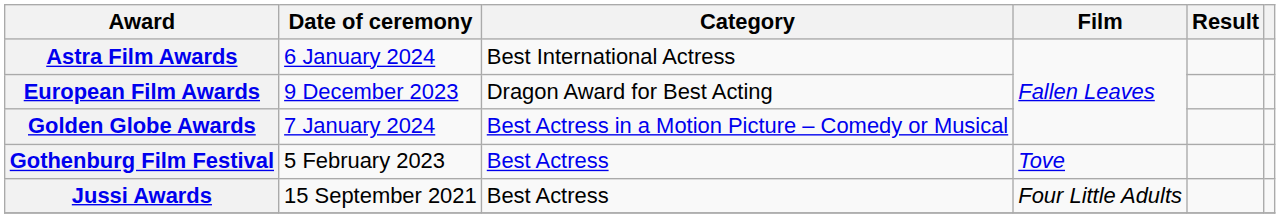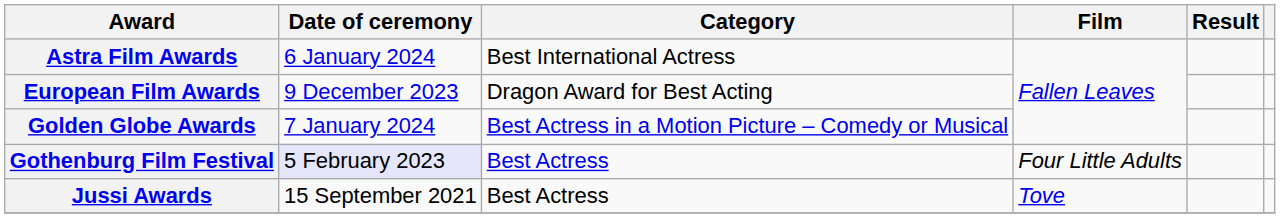(365, 160) no background -> (365, 160) lavender background
(1042, 160) Tove -> (1100, 160) Four Little Adults
(1100, 195) Four Little Adults -> (1042, 195) Tove
